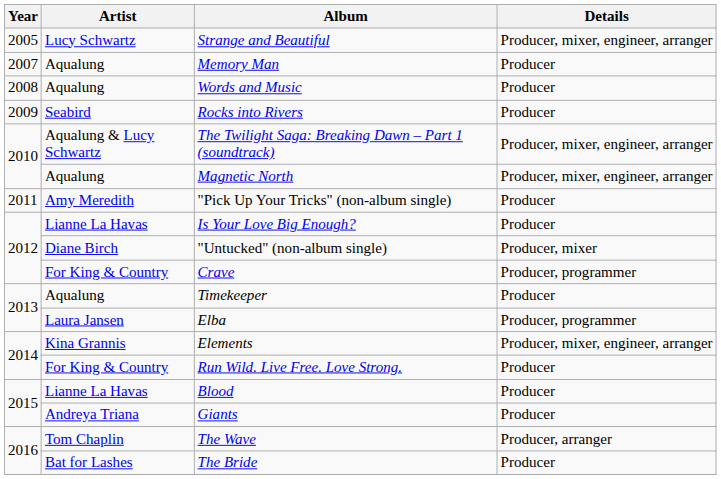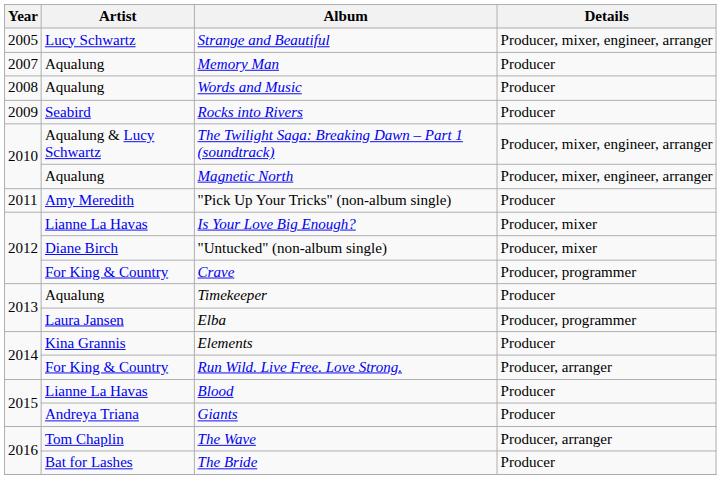(528, 224) Producer -> (549, 224) Producer, mixer
(607, 343) Producer, mixer, engineer, arranger -> (528, 343) Producer
(528, 367) Producer -> (556, 367) Producer, arranger
